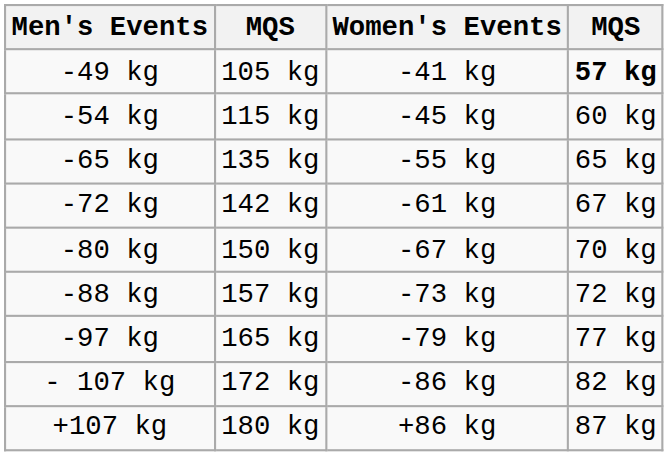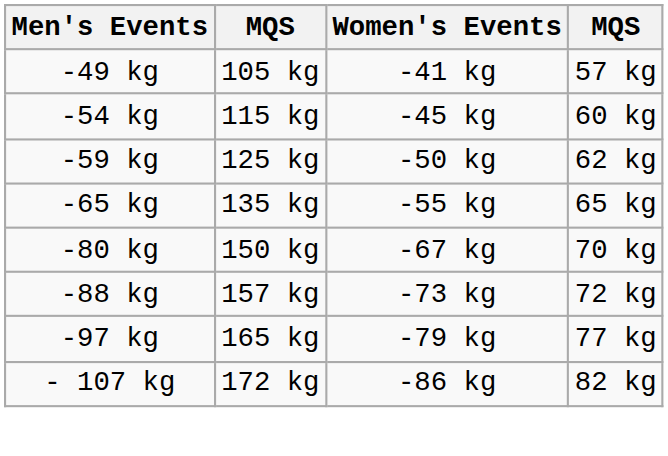(616, 72) bold -> (616, 72) normal
+ row: (110, 161)
- row: (110, 205)
- row: (110, 428)
